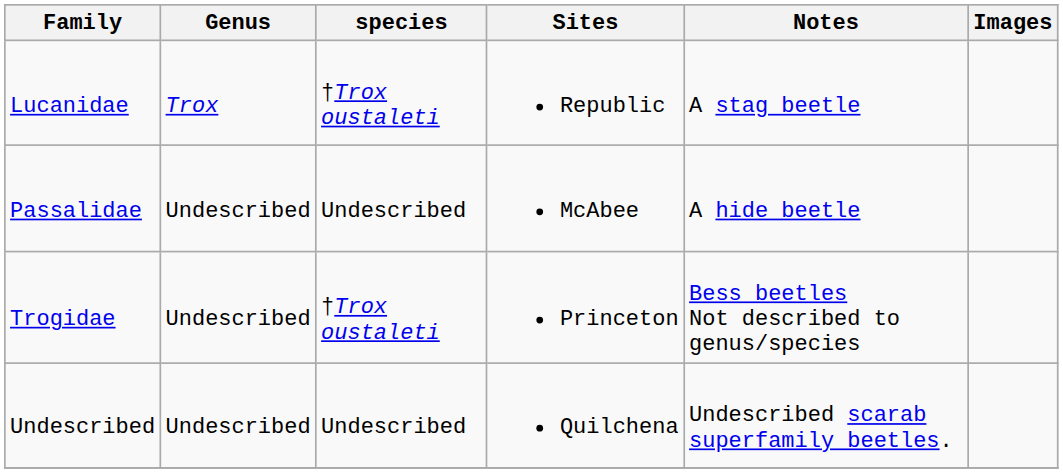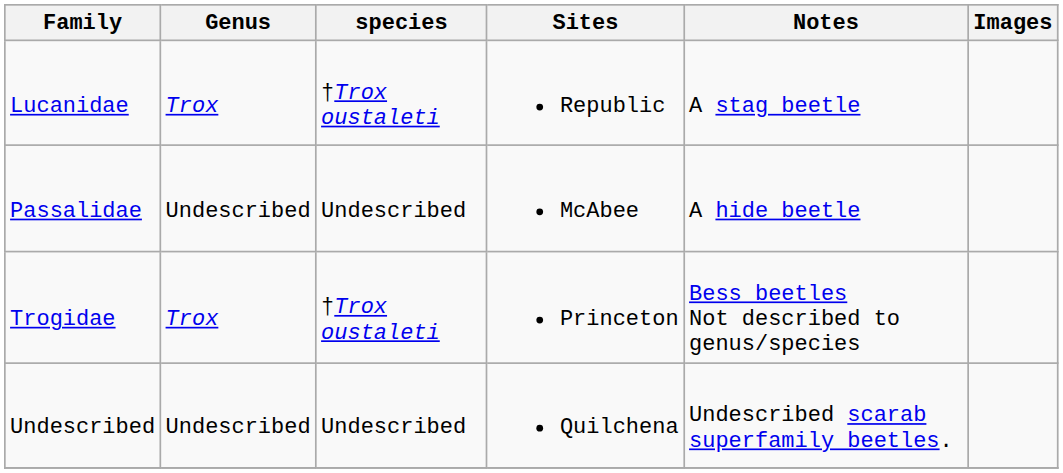(238, 319) Undescribed -> (192, 319) Trox
